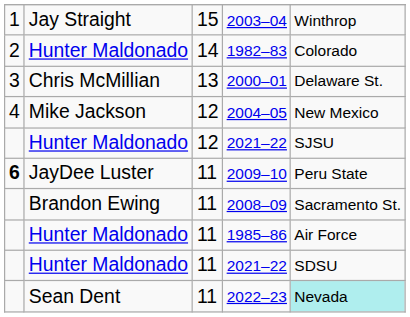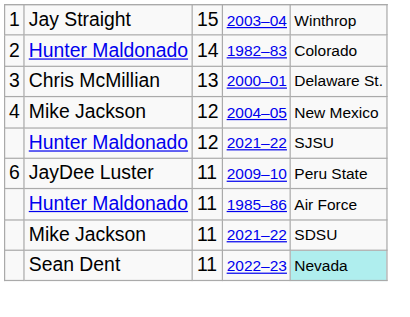(14, 173) bold -> (14, 173) normal
- row: (207, 204)
(108, 265) Hunter Maldonado -> (87, 234) Mike Jackson
